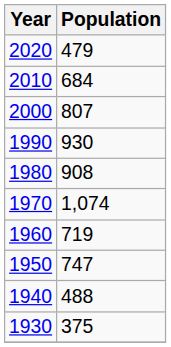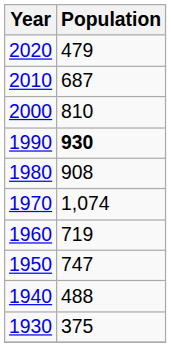(77, 81) 684 -> (77, 81) 687
(77, 111) 807 -> (77, 111) 810
(77, 142) normal -> (77, 142) bold
